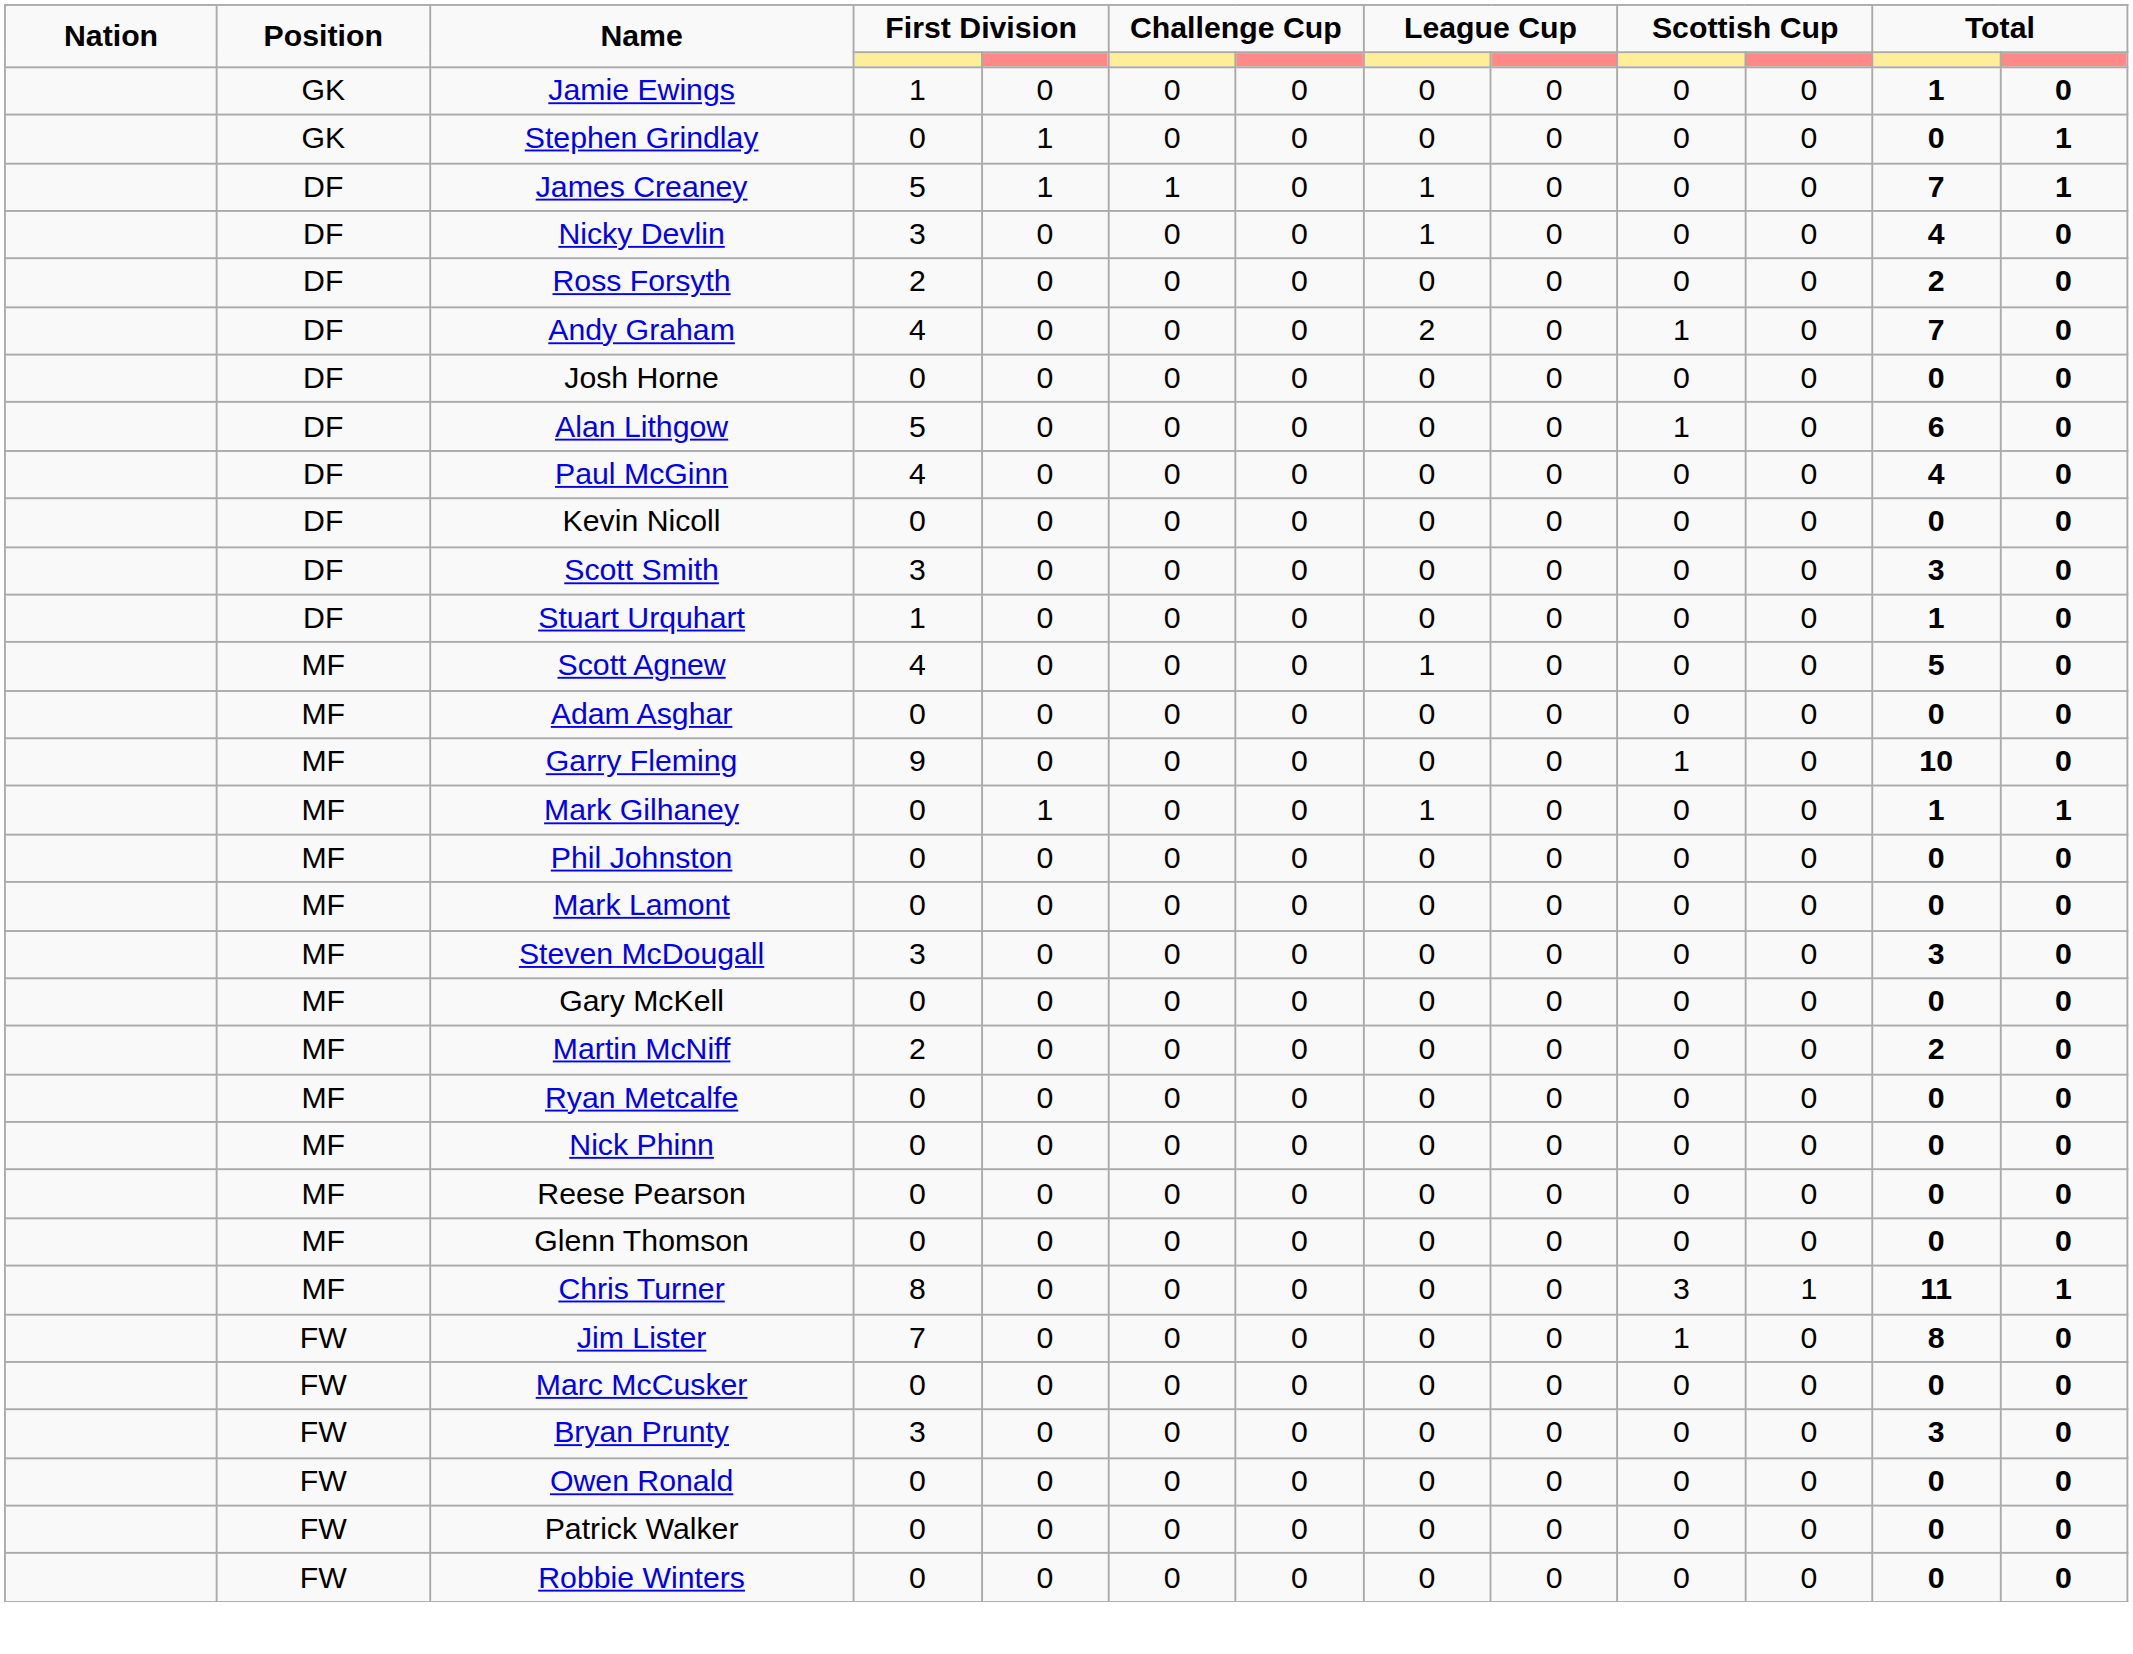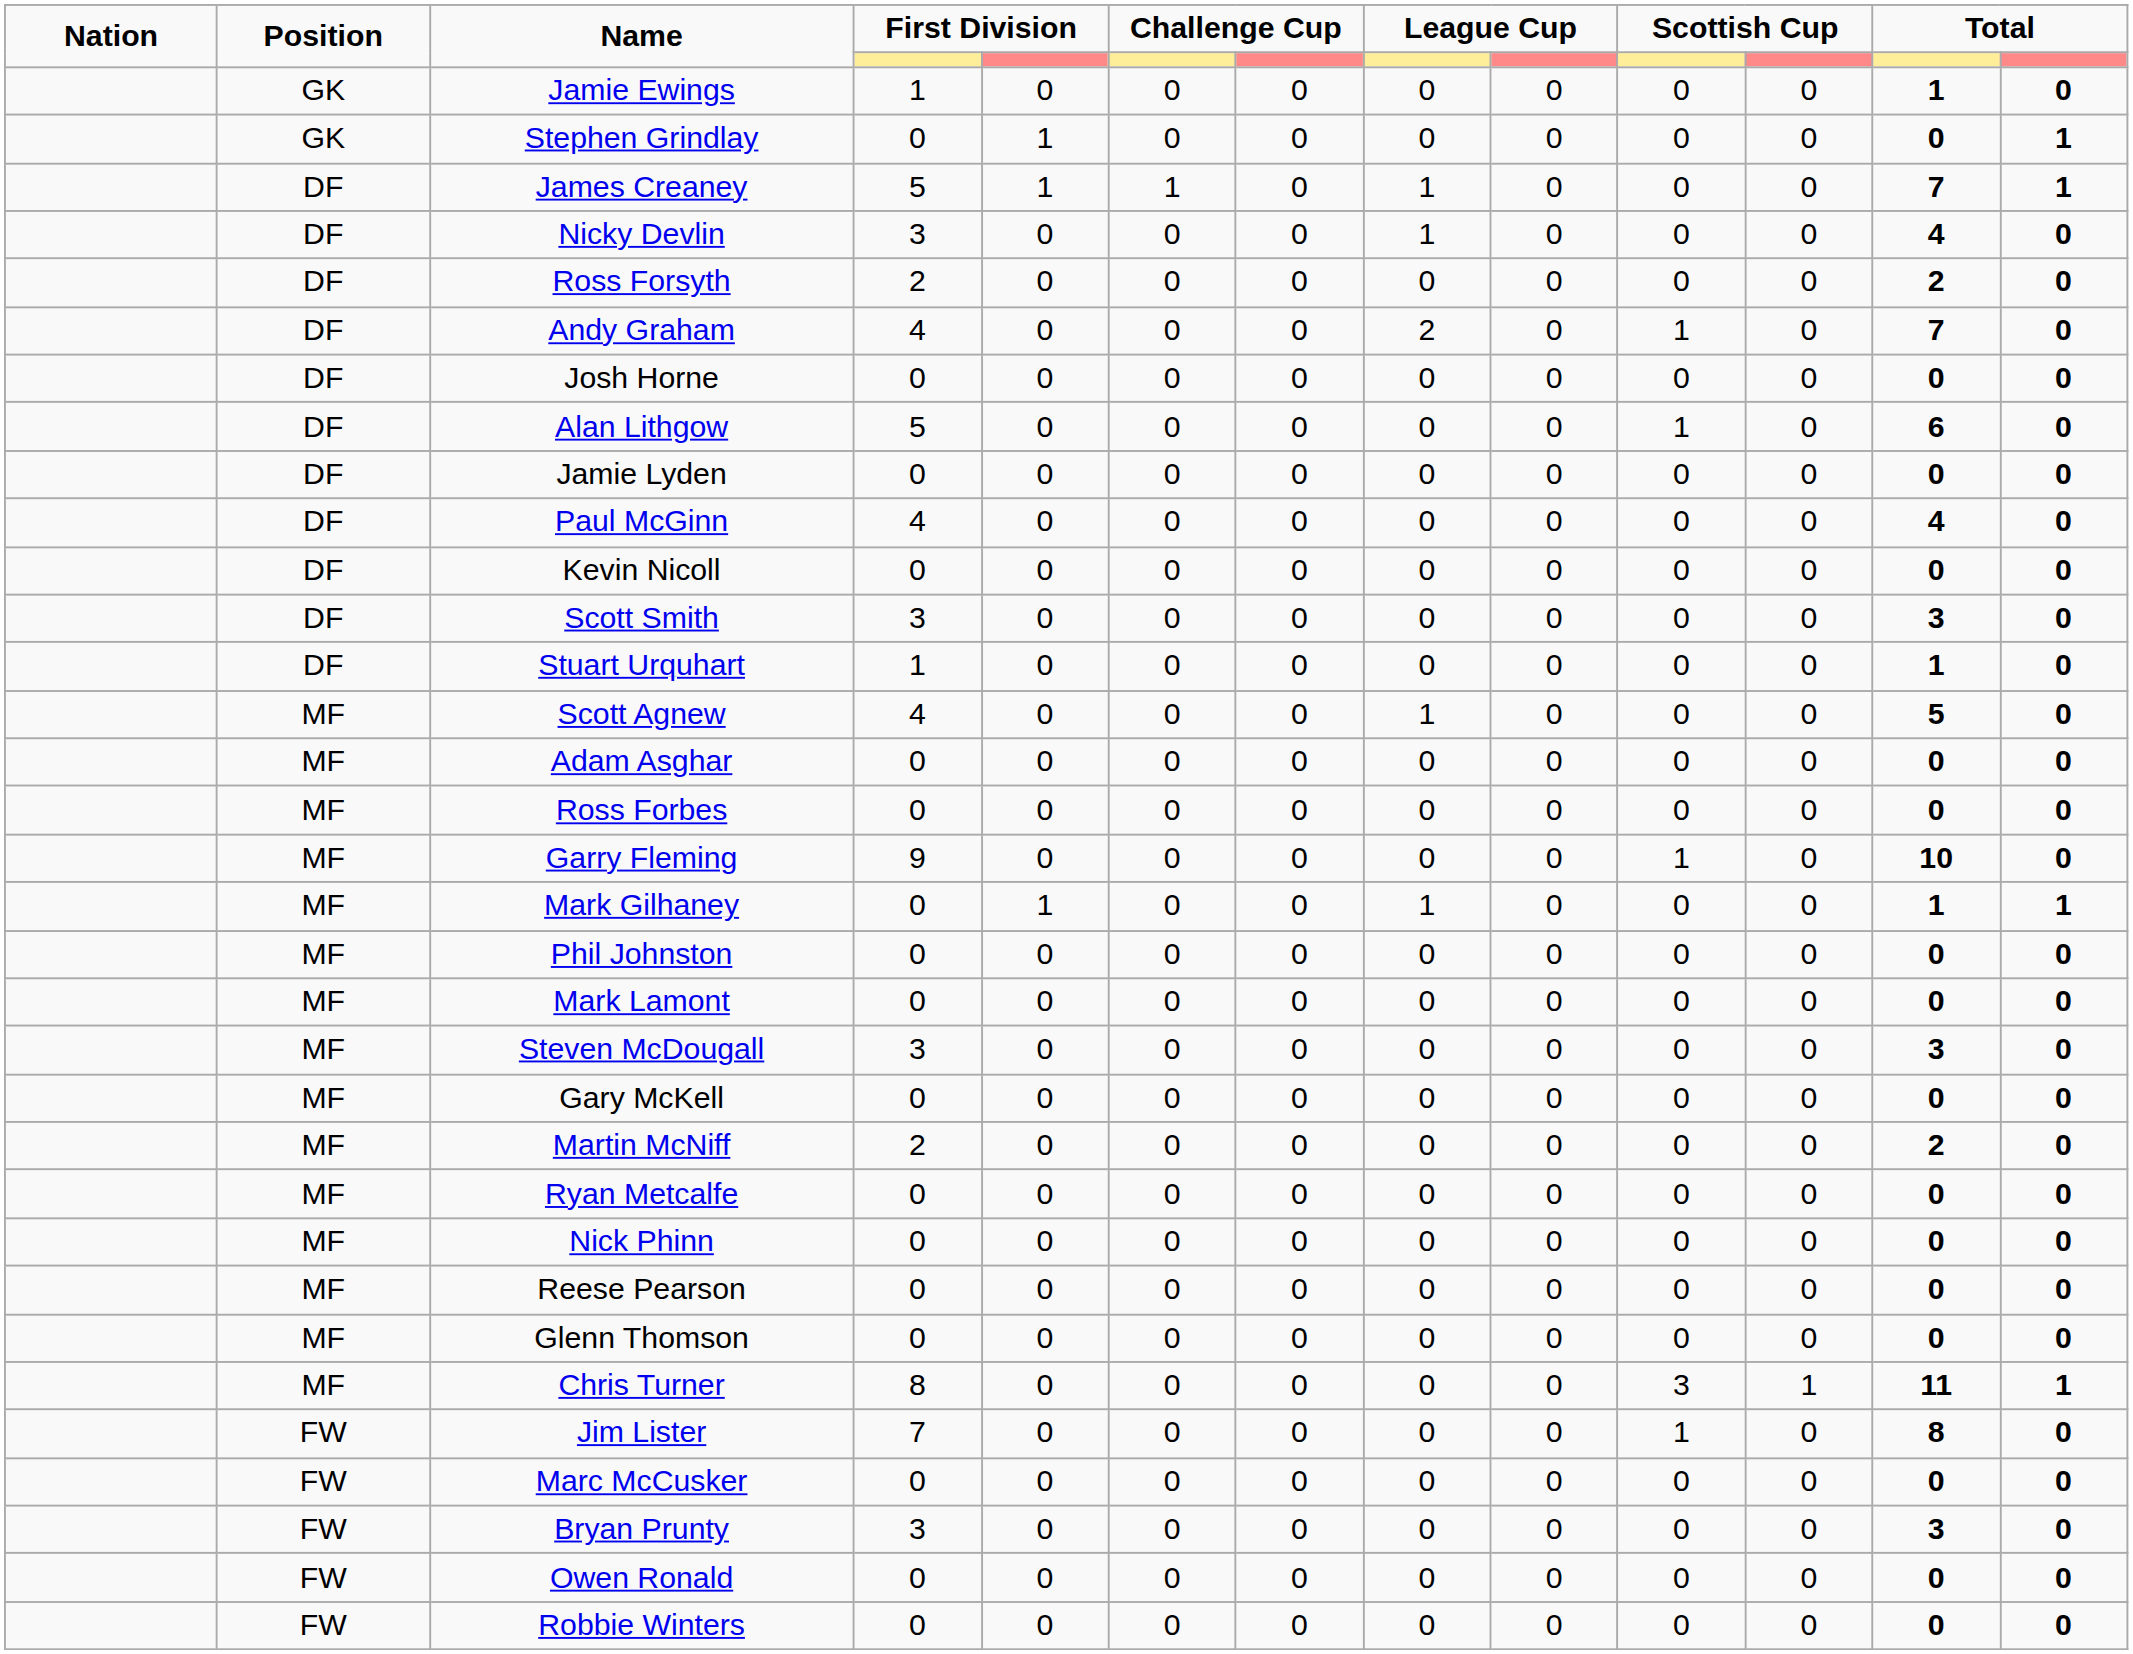+ row: (642, 474)
+ row: (642, 809)
- row: (642, 1529)
